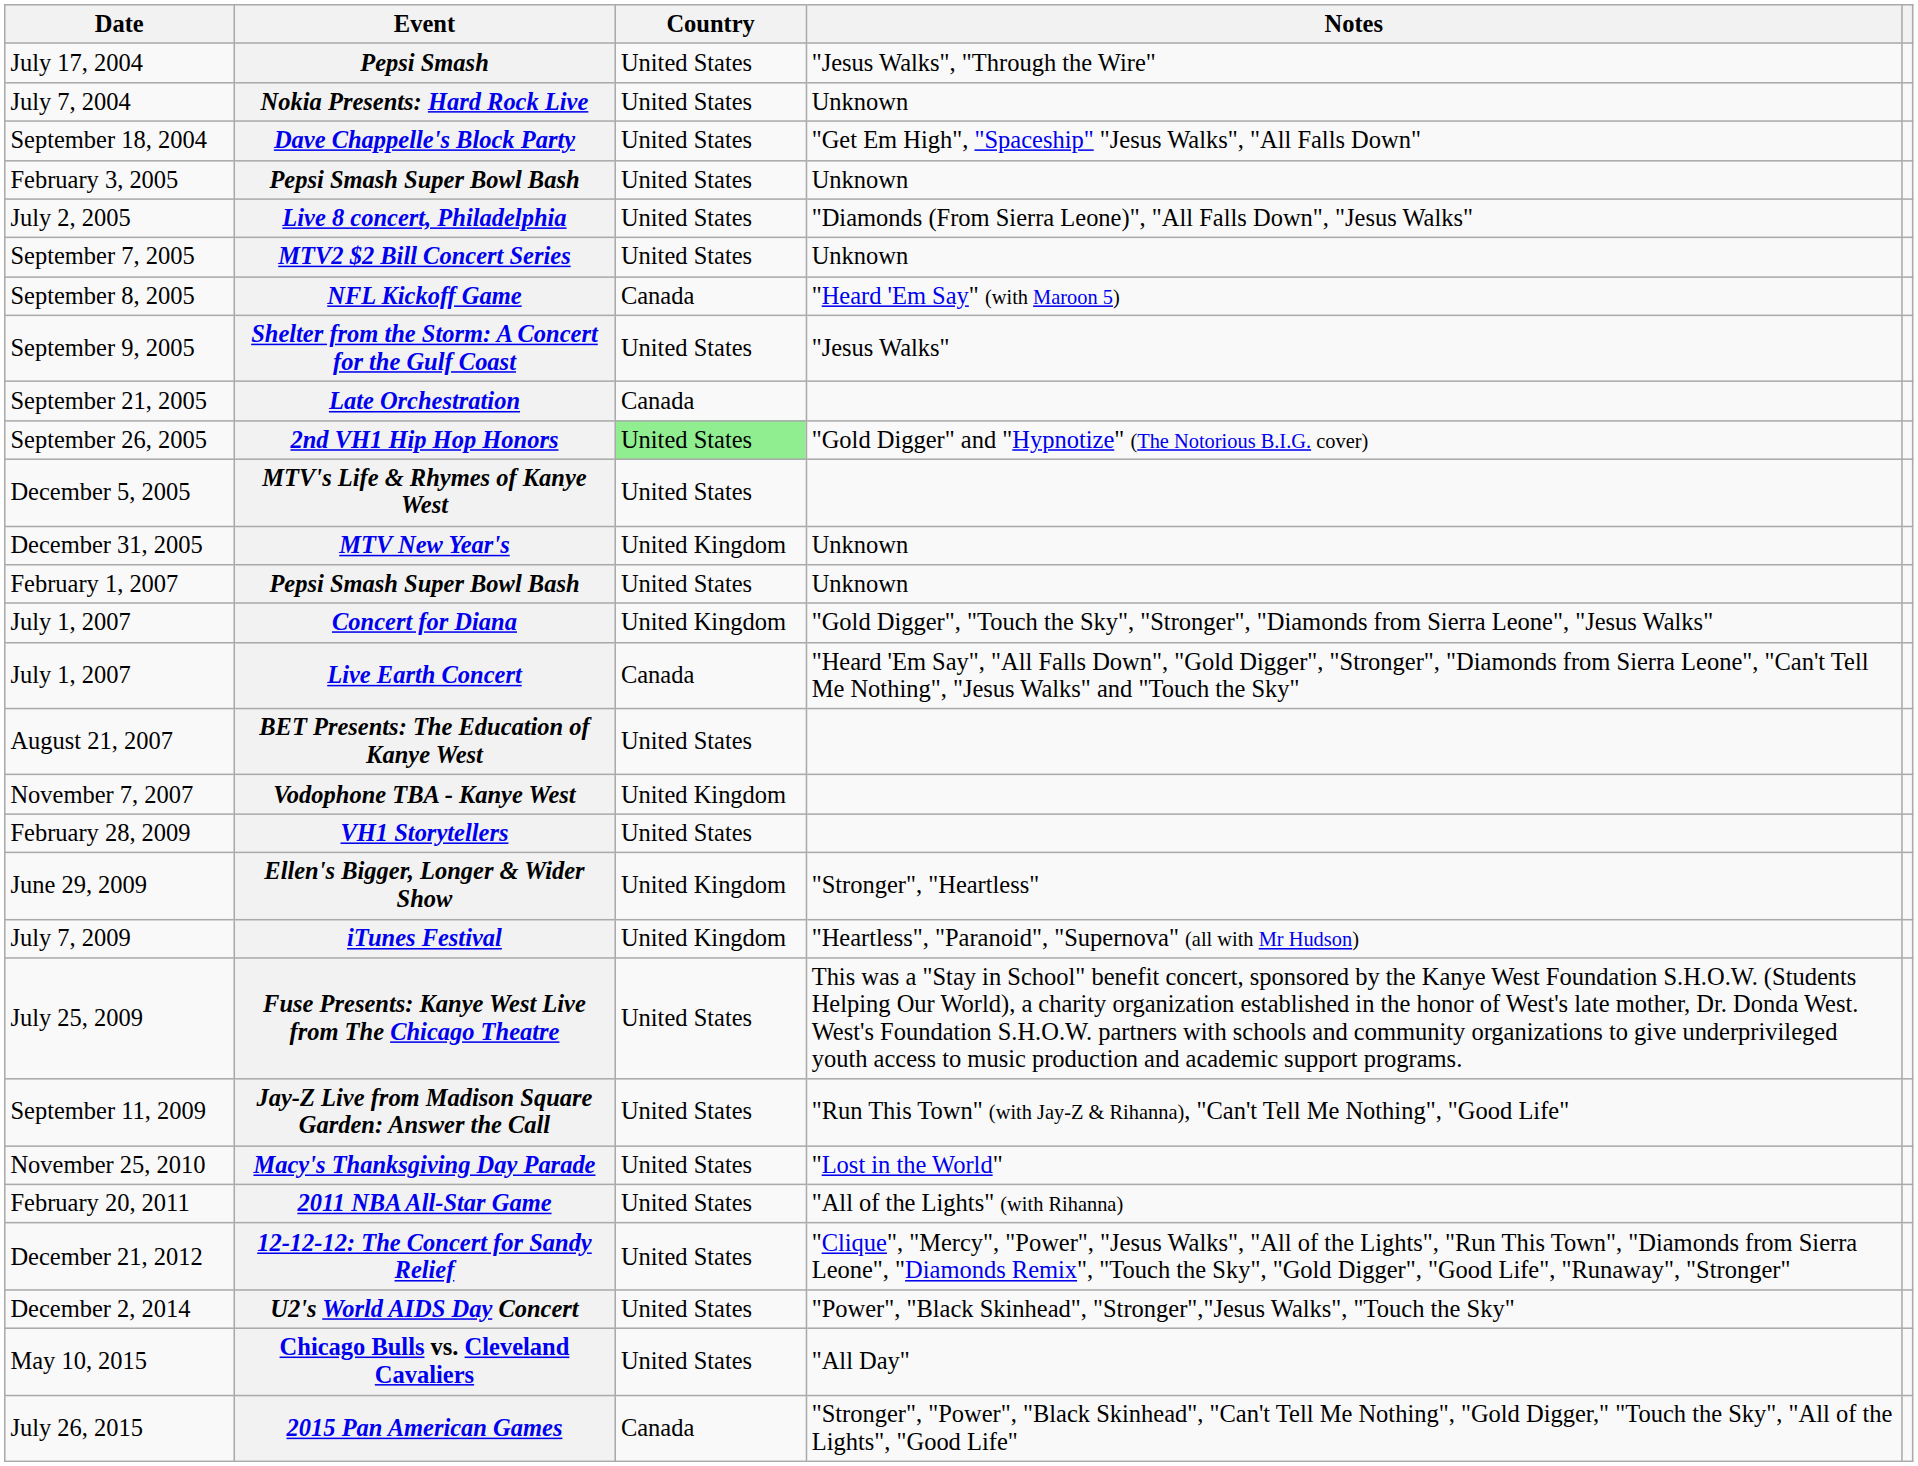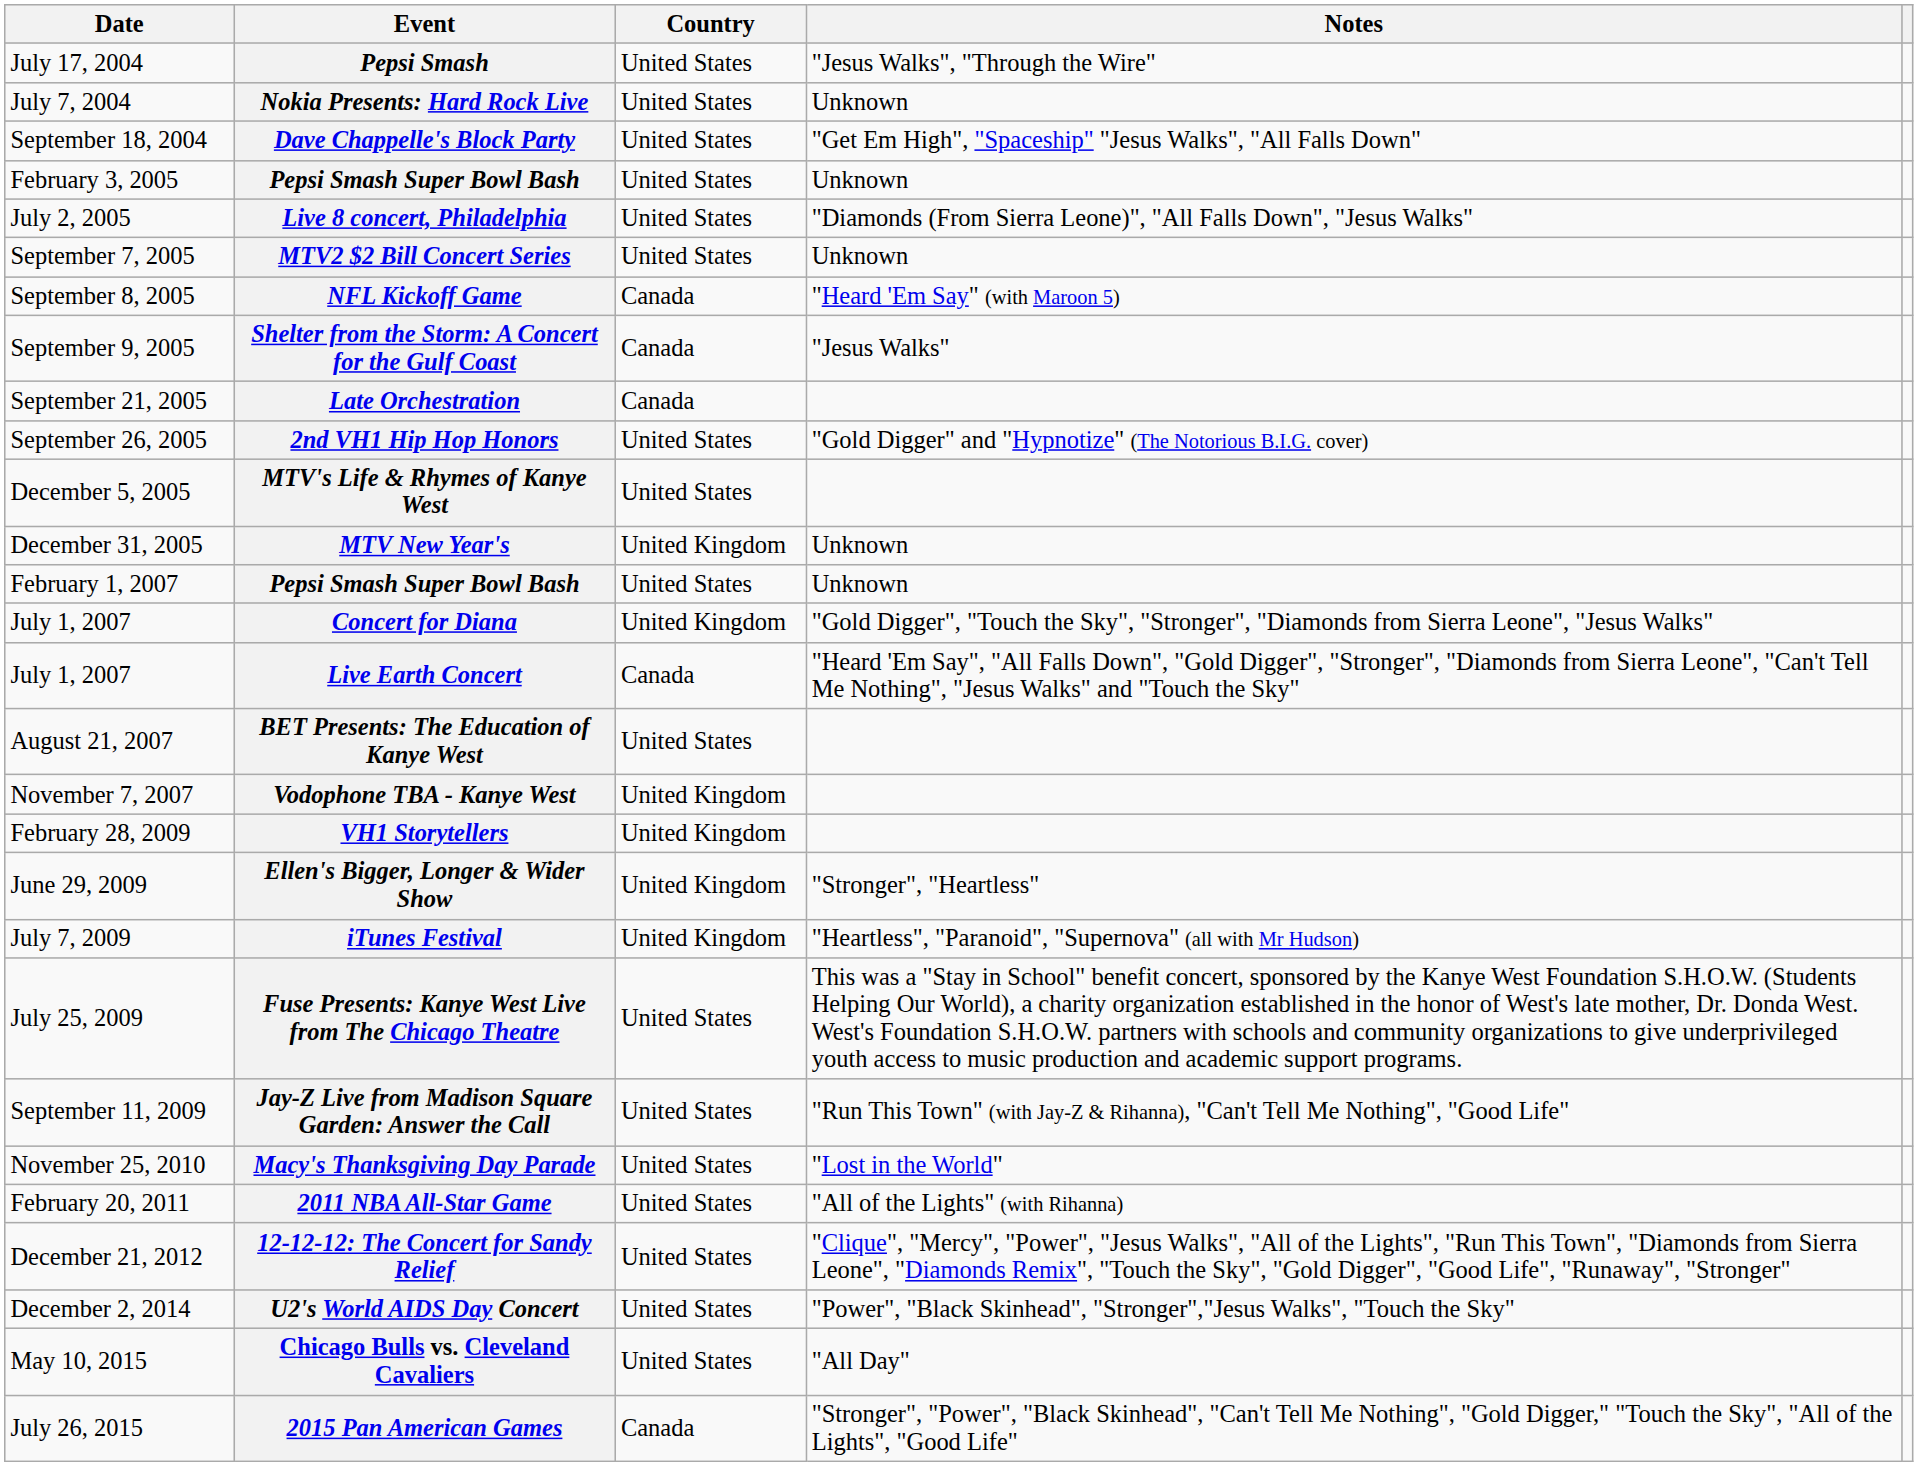(687, 348) United States -> (658, 348) Canada
(687, 439) lightgreen background -> (687, 439) no background
(687, 832) United States -> (704, 832) United Kingdom
